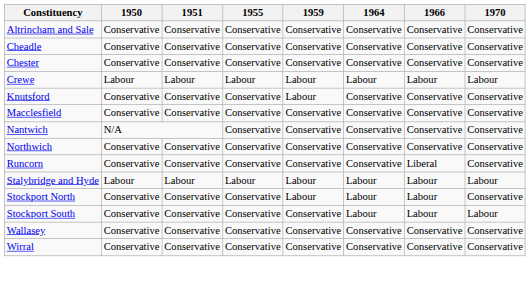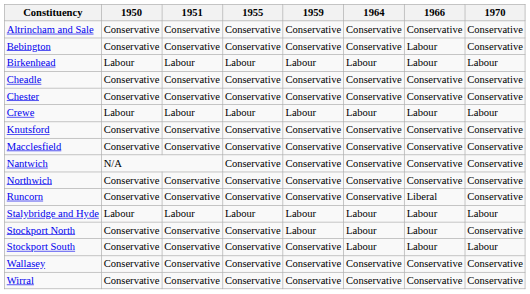+ row: (29, 46)
+ row: (31, 63)
(301, 96) Labour -> (313, 130) Conservative
